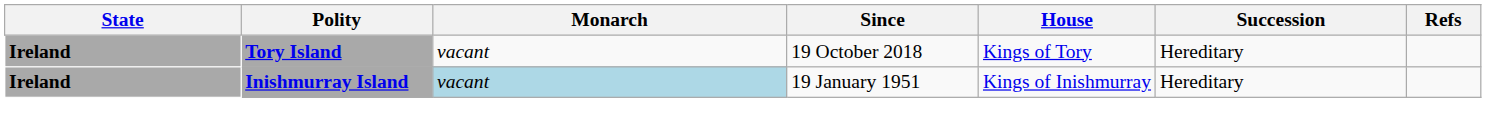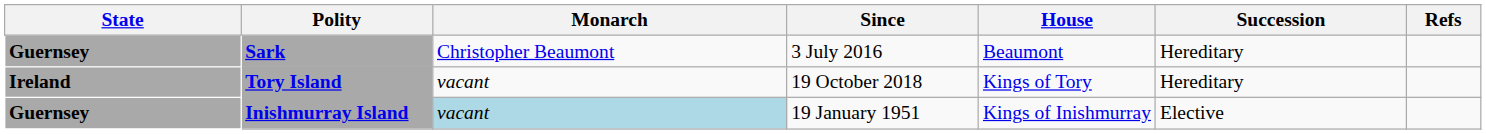+ row: (265, 50)
(40, 81) Ireland -> (49, 112) Guernsey
(1202, 81) Hereditary -> (1192, 112) Elective
